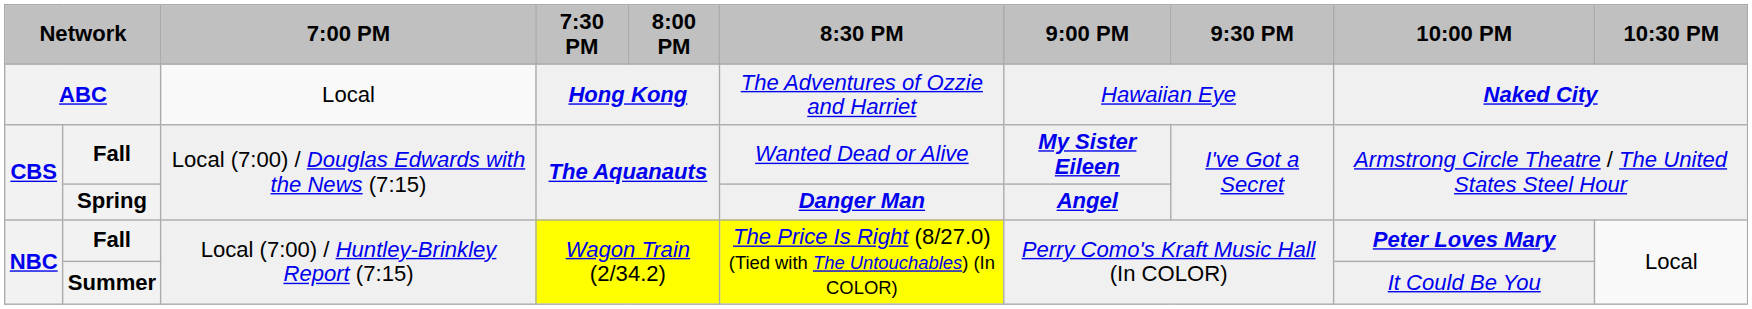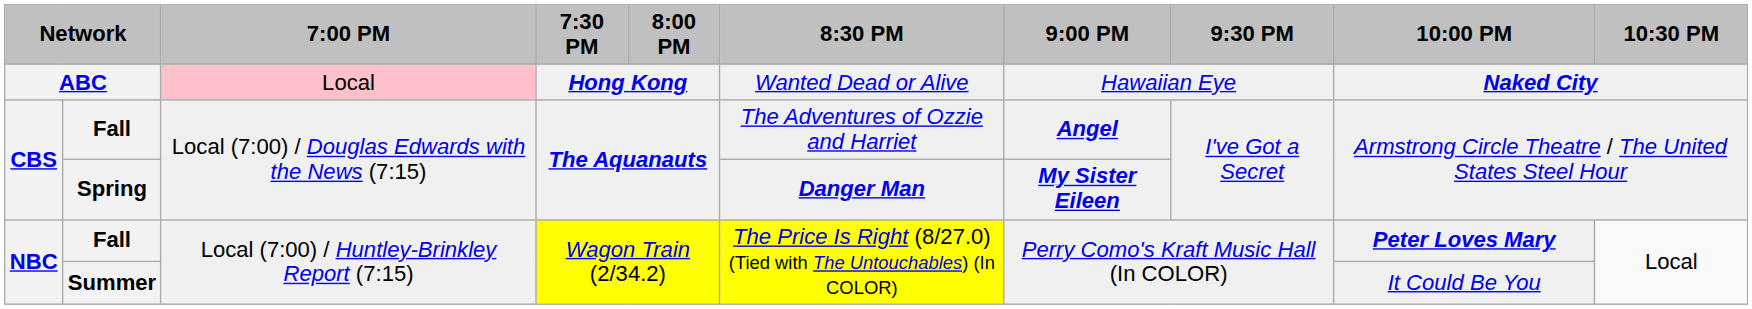(349, 94) no background -> (349, 81) pink background
(862, 94) The Adventures of Ozzie and Harriet -> (862, 81) Wanted Dead or Alive
(862, 154) Wanted Dead or Alive -> (862, 129) The Adventures of Ozzie and Harriet
(1087, 154) My Sister Eileen -> (1087, 129) Angel
(1087, 201) Angel -> (1087, 189) My Sister Eileen
